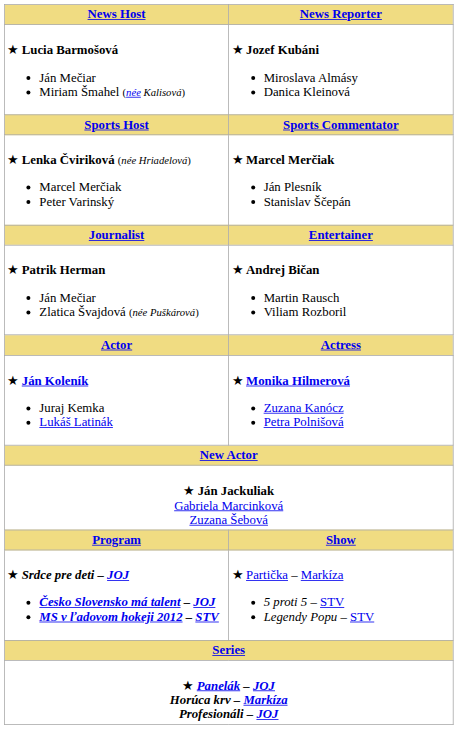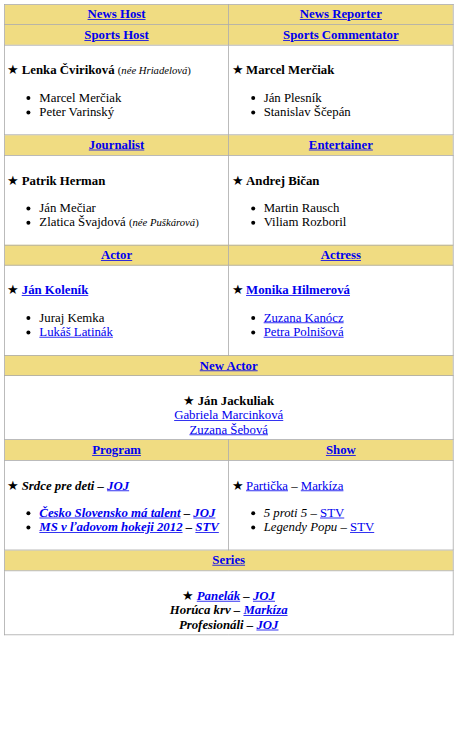- row: (117, 71)
